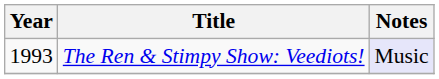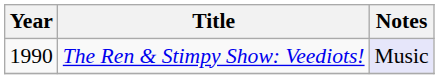(31, 55) 1993 -> (31, 55) 1990
